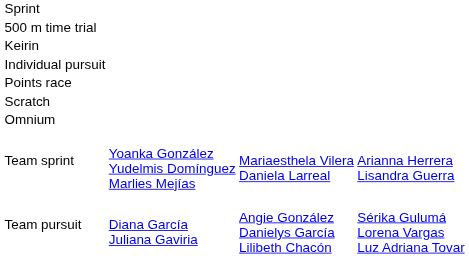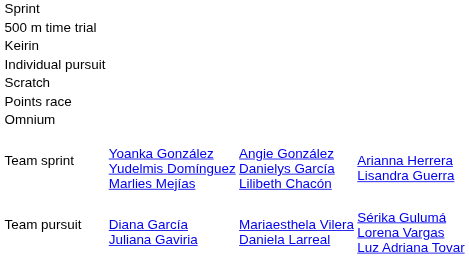rows swapped: (27, 101) <-> (38, 83)
(297, 168) Mariaesthela Vilera Daniela Larreal -> (287, 168) Angie González Danielys García Lilibeth Chacón
(287, 232) Angie González Danielys García Lilibeth Chacón -> (297, 232) Mariaesthela Vilera Daniela Larreal
